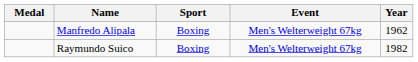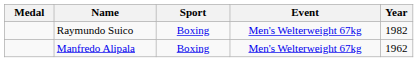rows swapped: (96, 30) <-> (95, 48)
